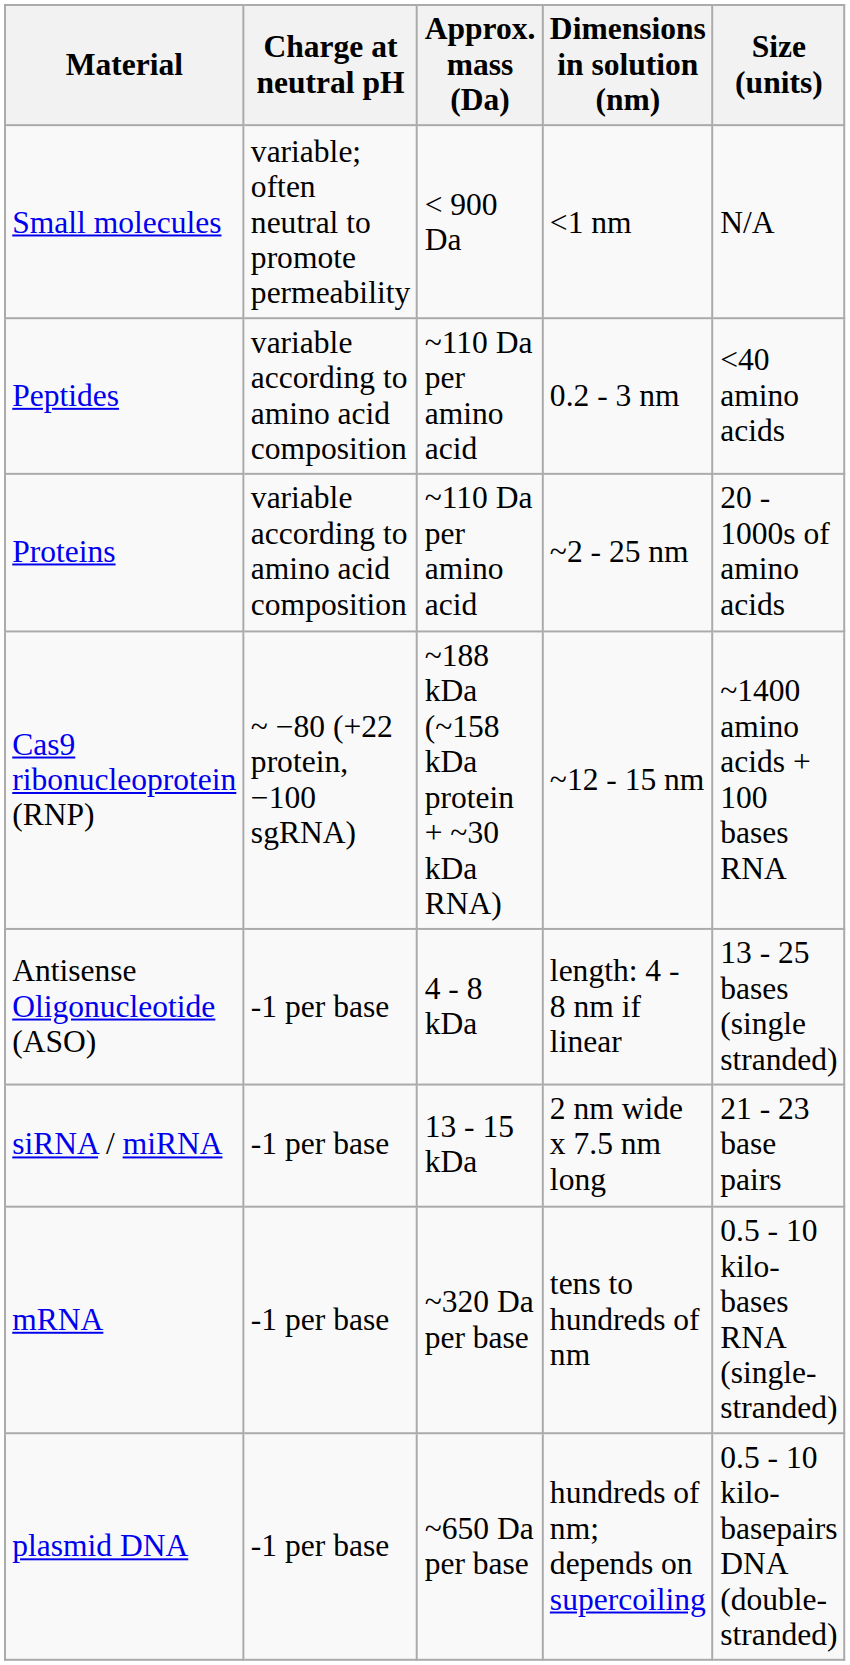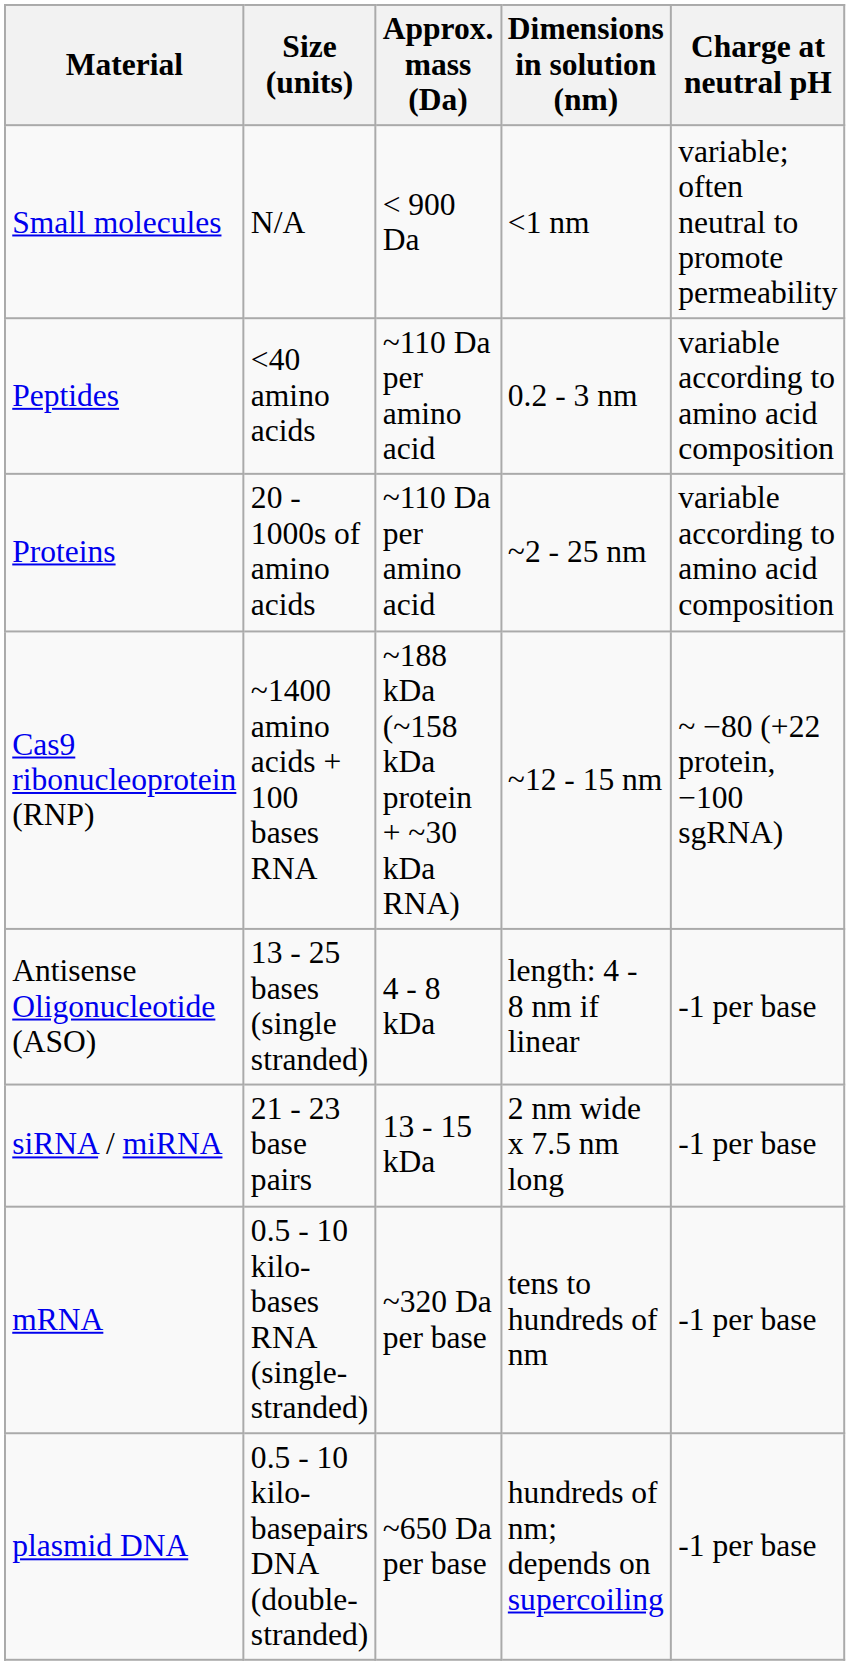columns swapped: (779, 64) <-> (330, 64)
